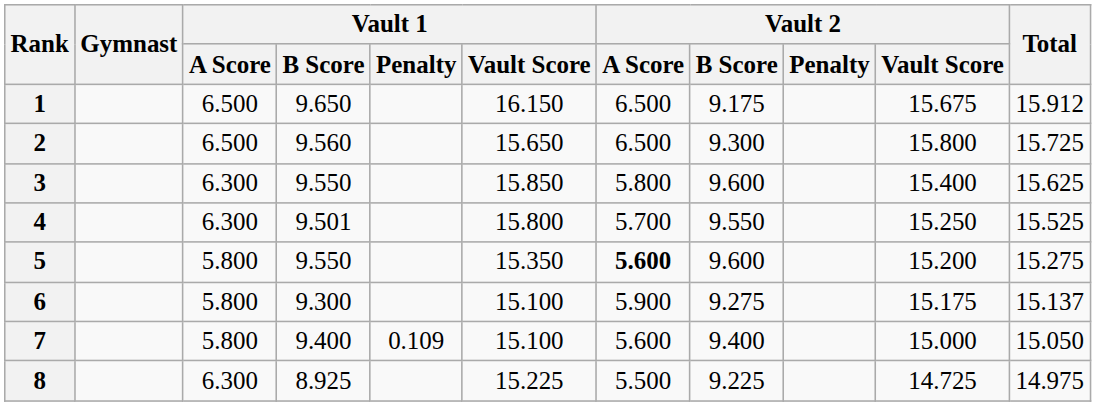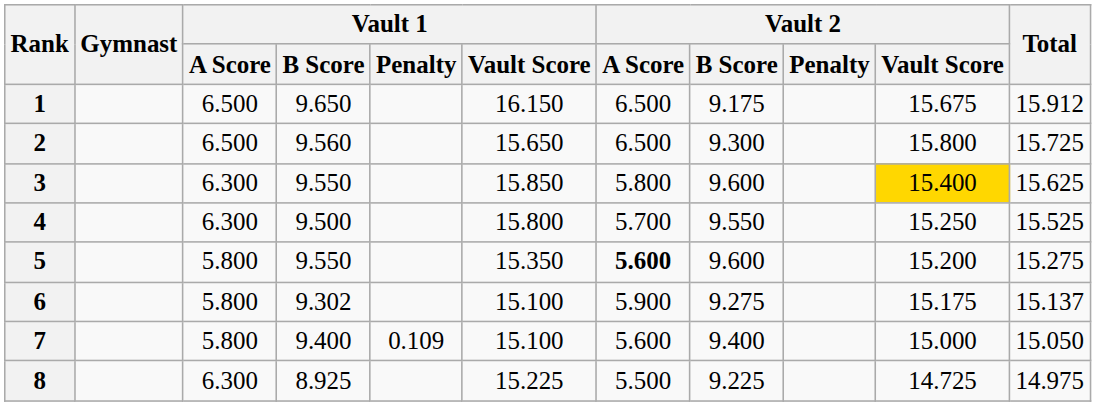(943, 182) no background -> (943, 182) gold background
(323, 222) 9.501 -> (323, 222) 9.500
(323, 301) 9.300 -> (323, 301) 9.302
